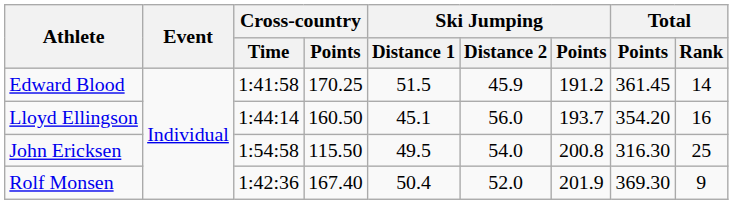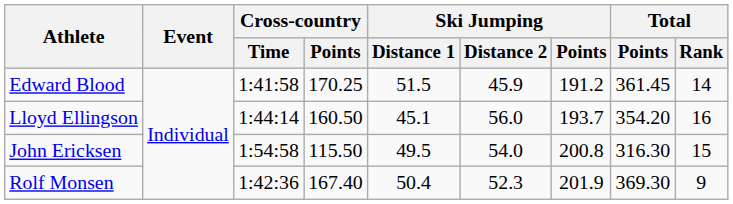(701, 150) 25 -> (701, 150) 15
(506, 183) 52.0 -> (506, 183) 52.3
